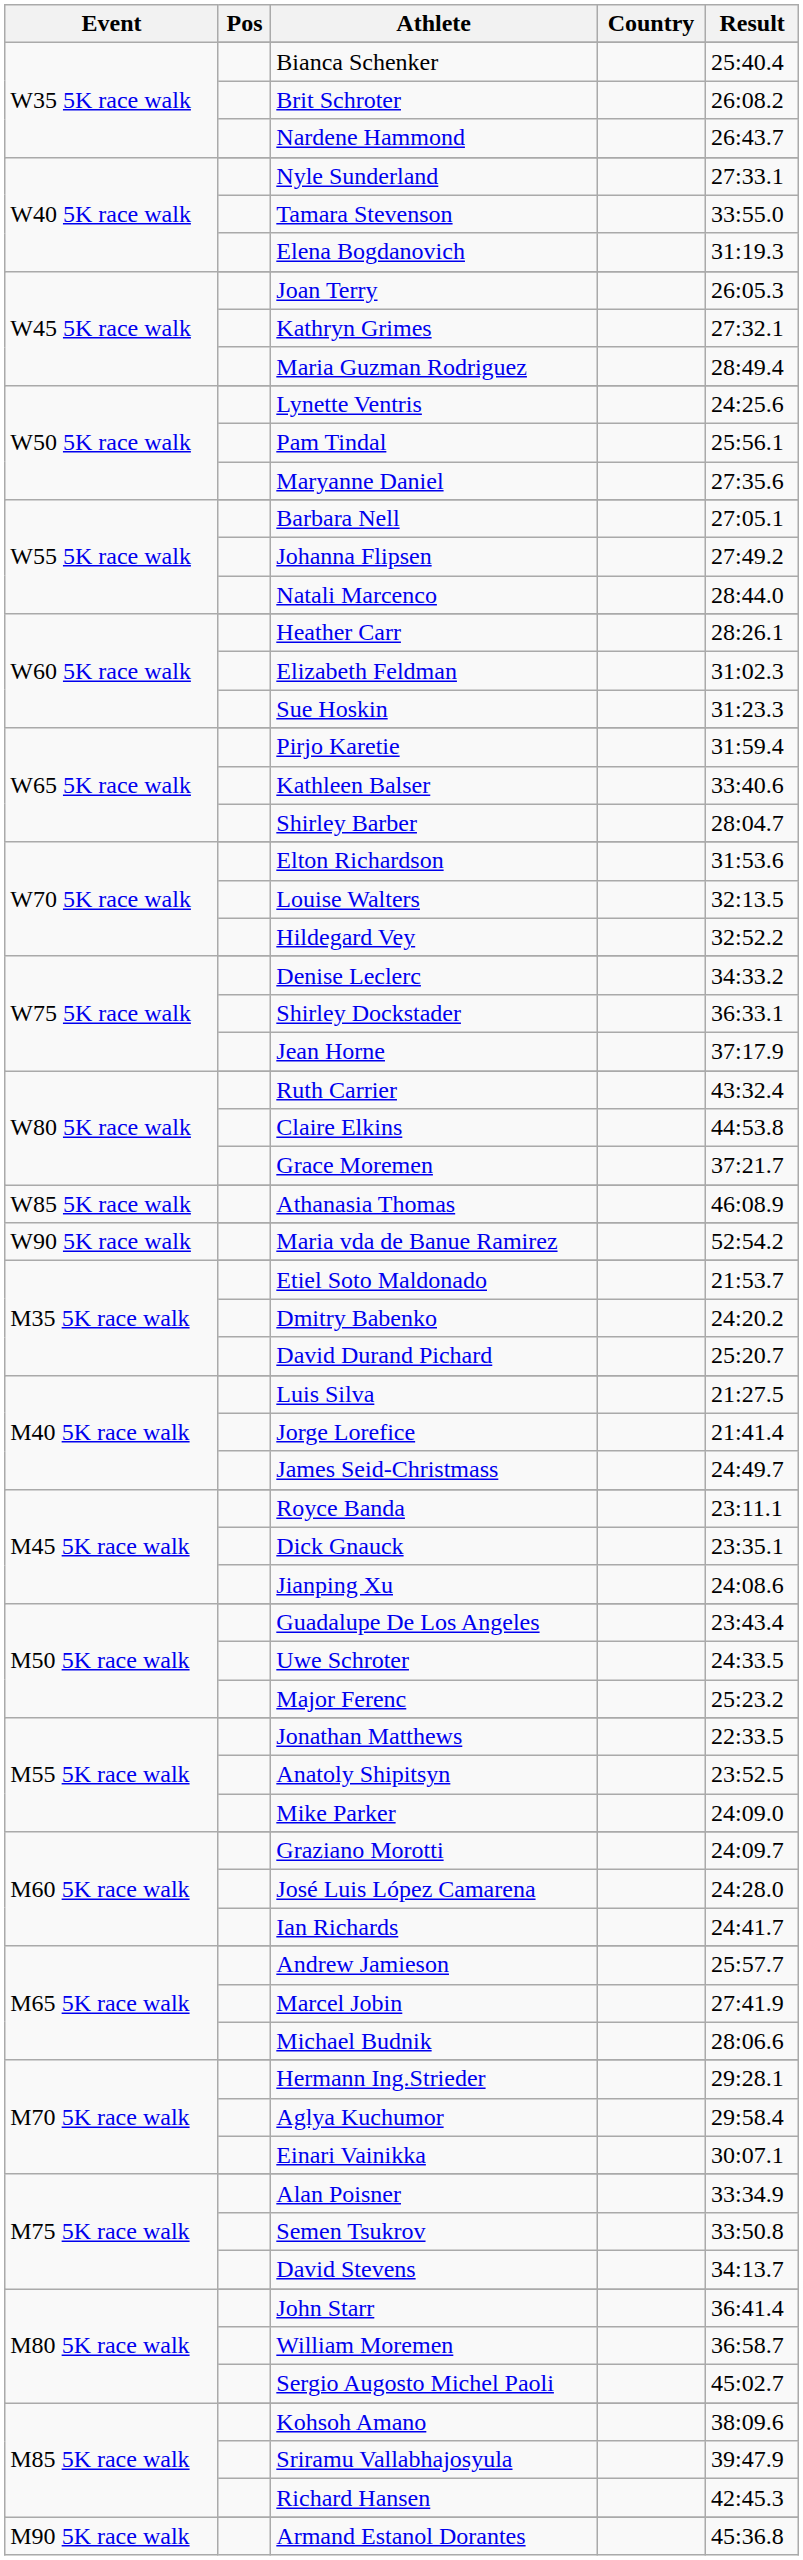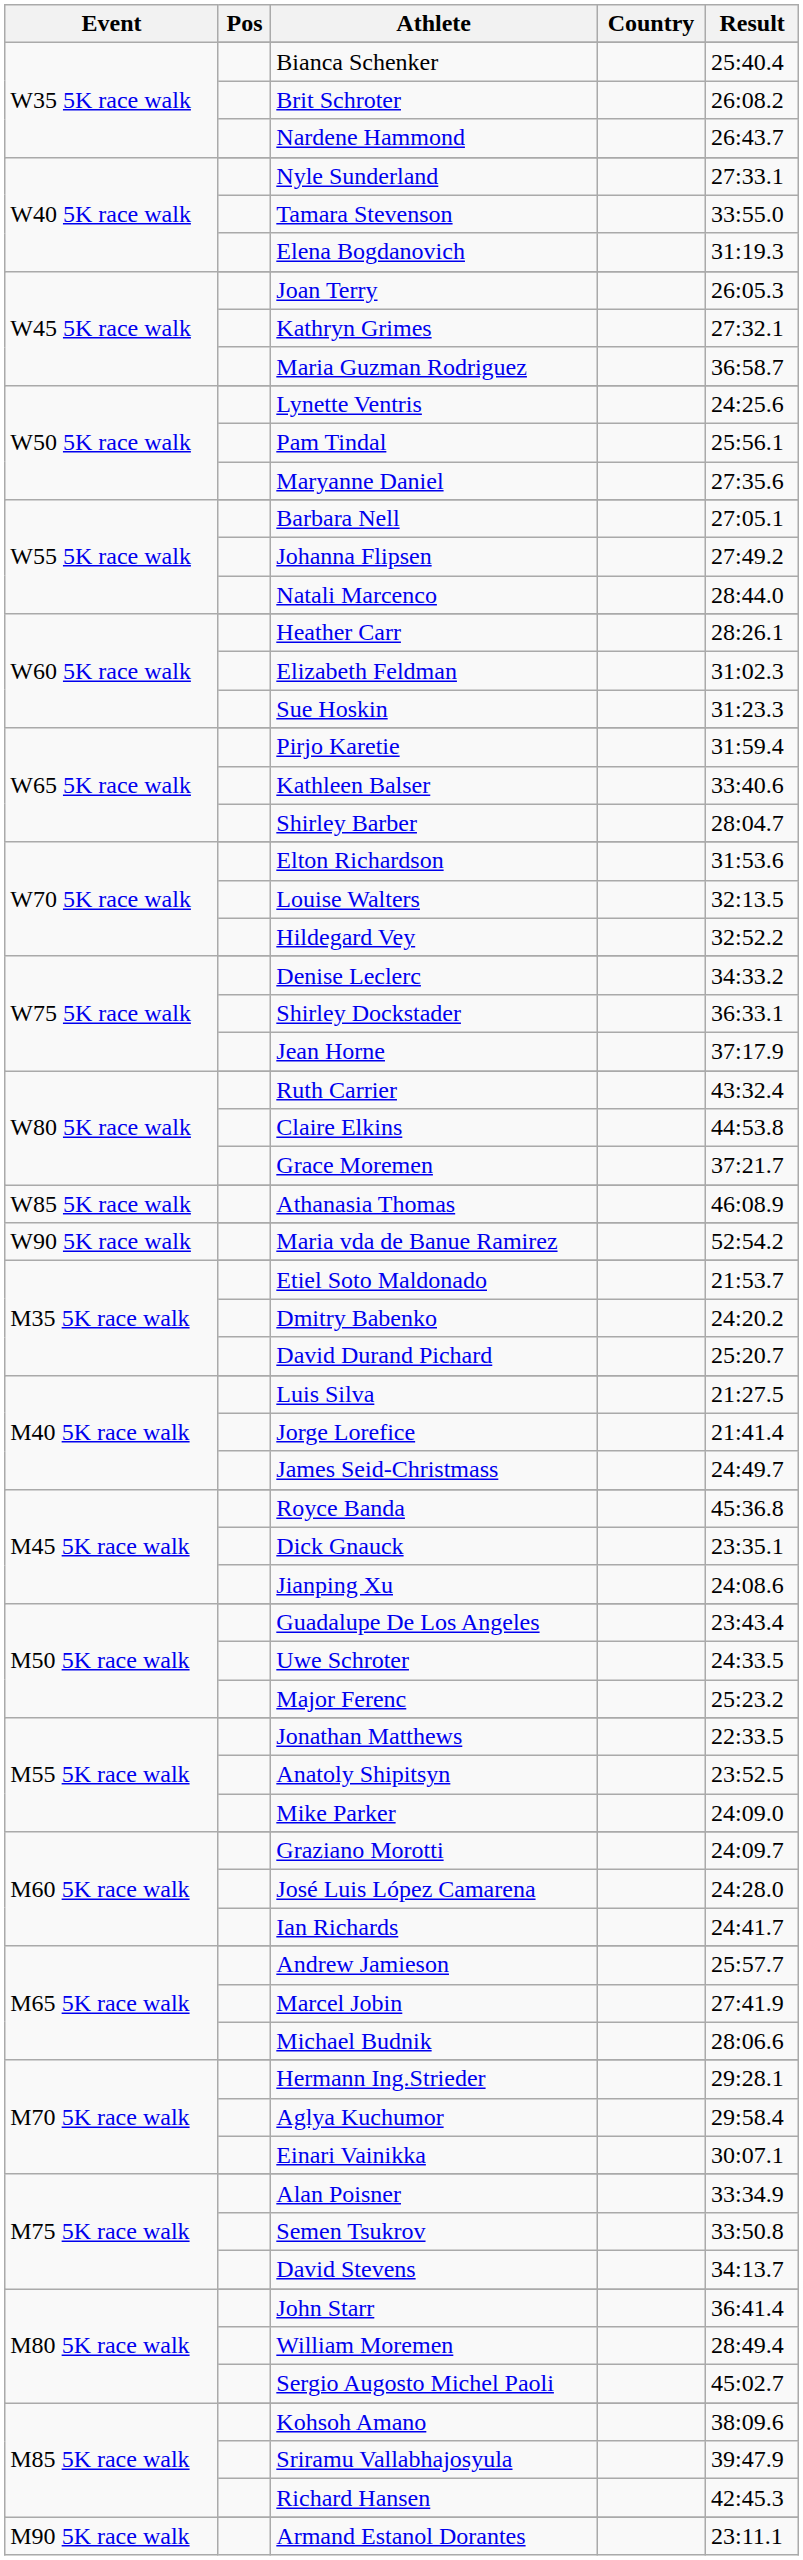(747, 366) 28:49.4 -> (747, 366) 36:58.7
(747, 1507) 23:11.1 -> (747, 1507) 45:36.8
(747, 2345) 36:58.7 -> (747, 2345) 28:49.4
(747, 2535) 45:36.8 -> (747, 2535) 23:11.1
